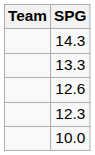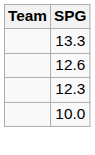- row: (70, 41)
